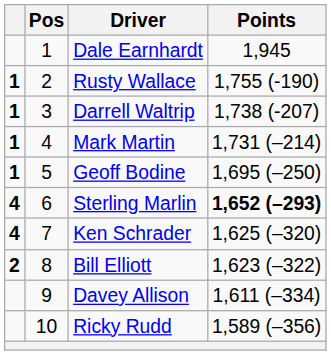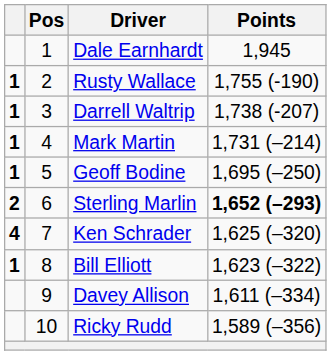(14, 203) 4 -> (14, 203) 2
(14, 265) 2 -> (14, 265) 1
